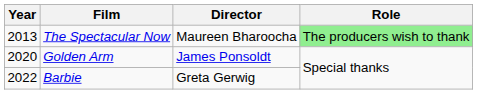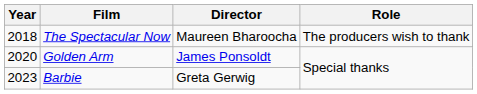(22, 36) 2013 -> (22, 36) 2018
(386, 36) lightgreen background -> (386, 36) no background
(22, 78) 2022 -> (22, 78) 2023
